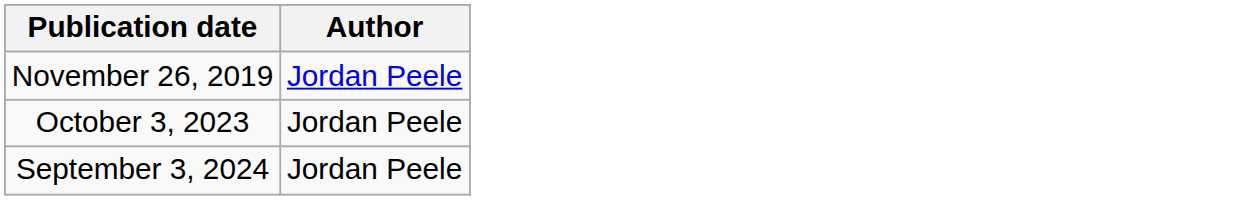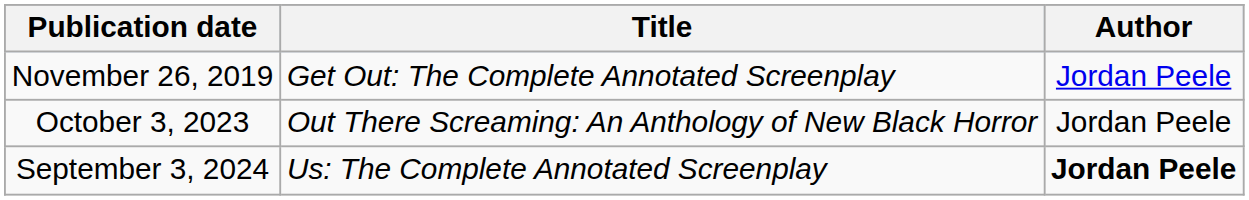+ column: (662, 28)
(375, 169) normal -> (1144, 169) bold
